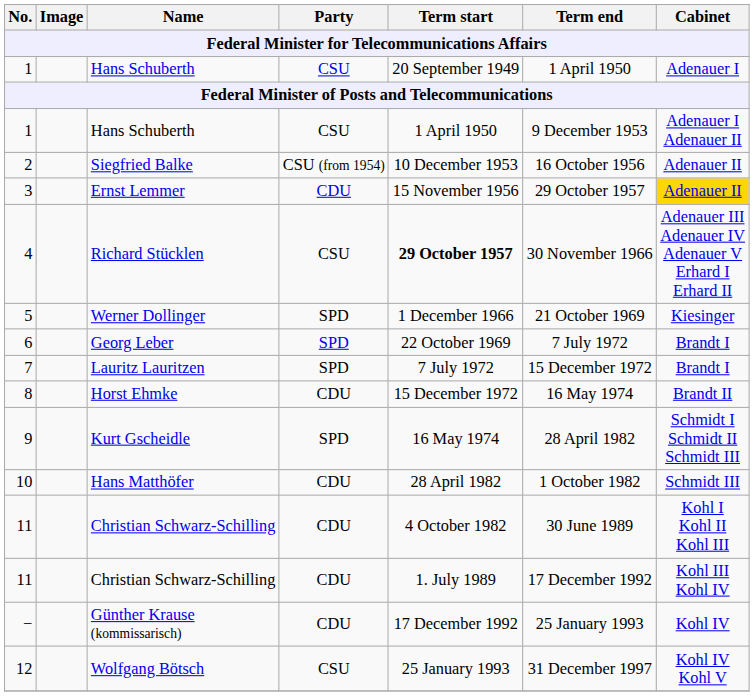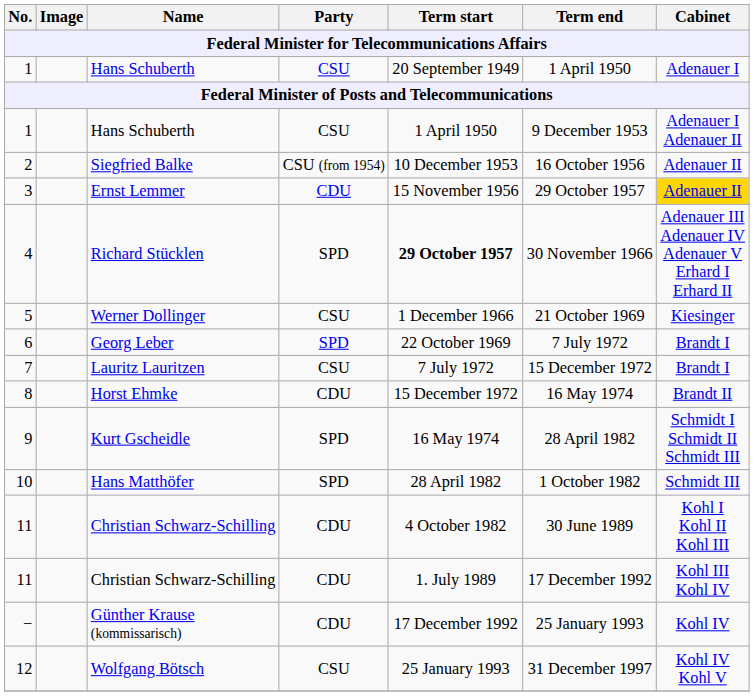(334, 253) CSU -> (334, 253) SPD
(334, 316) SPD -> (334, 316) CSU
(334, 368) SPD -> (334, 368) CSU
(334, 482) CDU -> (334, 482) SPD
